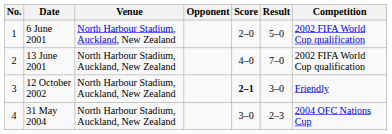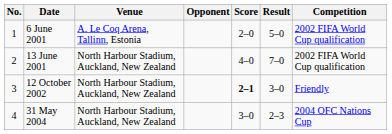(126, 34) North Harbour Stadium, Auckland, New Zealand -> (113, 34) A. Le Coq Arena, Tallinn, Estonia
